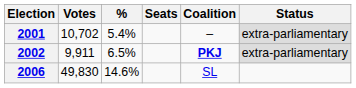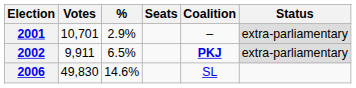(80, 33) 10,702 -> (80, 33) 10,701
(122, 33) 5.4% -> (122, 33) 2.9%
